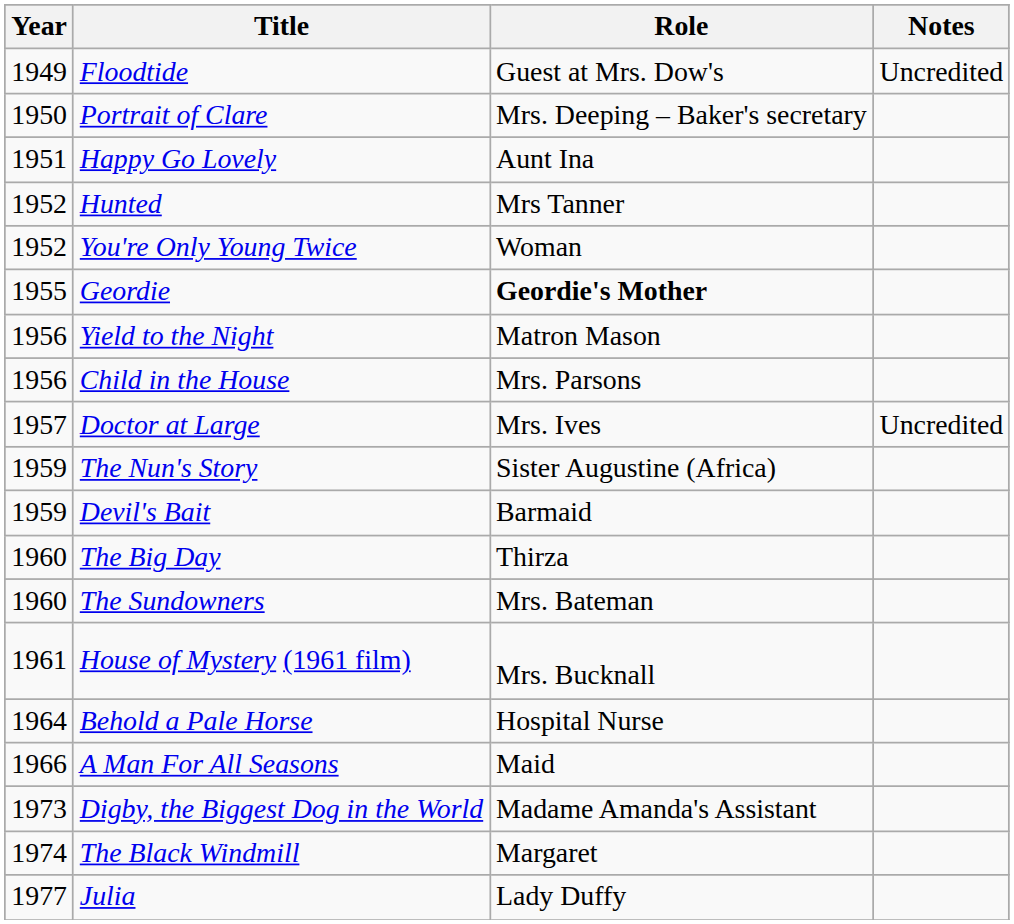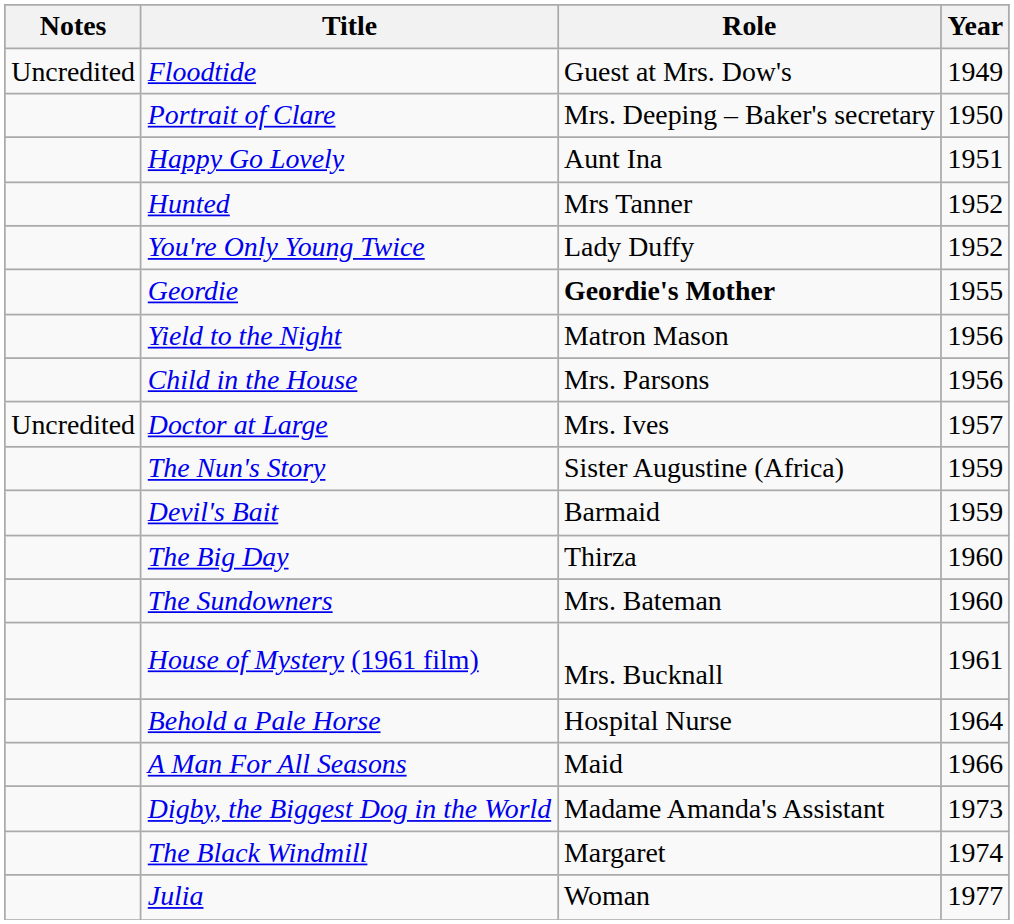columns swapped: (39, 26) <-> (941, 26)
(539, 247) Woman -> (629, 247) Lady Duffy
(561, 896) Lady Duffy -> (607, 896) Woman
